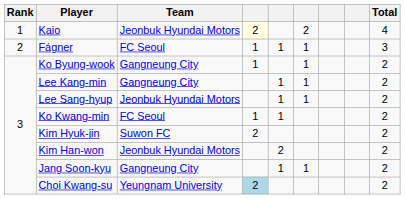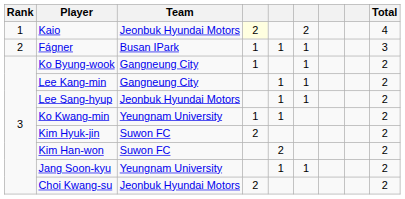(142, 47) FC Seoul -> (149, 47) Busan IPark
(142, 116) FC Seoul -> (171, 116) Yeungnam University
(180, 151) Jeonbuk Hyundai Motors -> (145, 151) Suwon FC
(159, 168) Gangneung City -> (171, 168) Yeungnam University
(171, 185) Yeungnam University -> (180, 185) Jeonbuk Hyundai Motors
(255, 185) lightblue background -> (255, 185) no background
